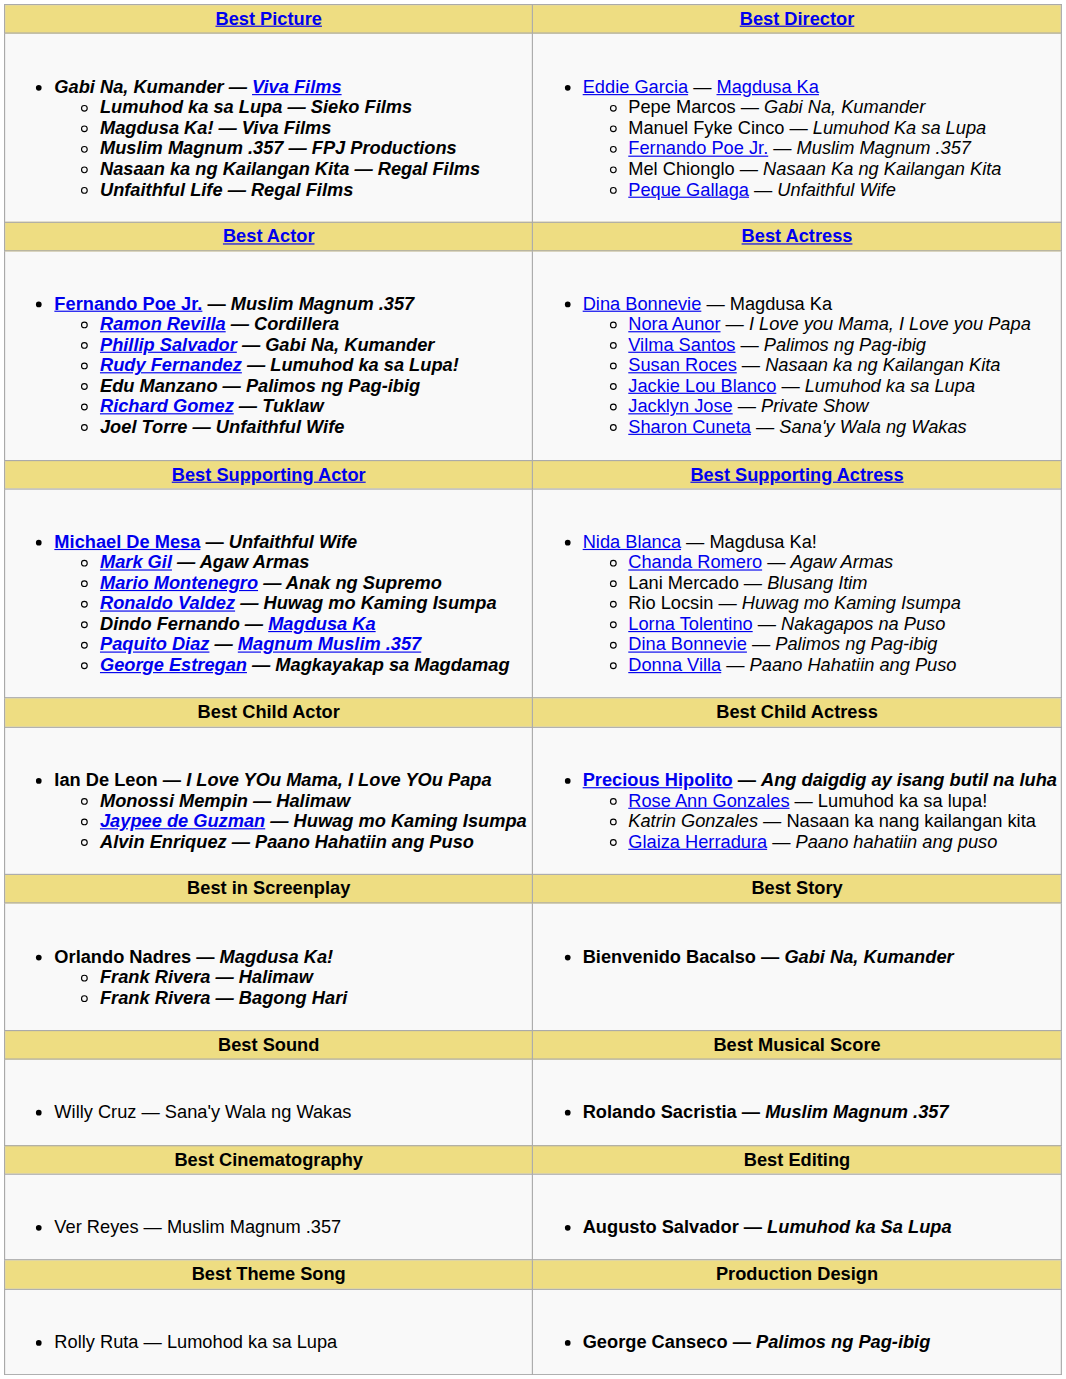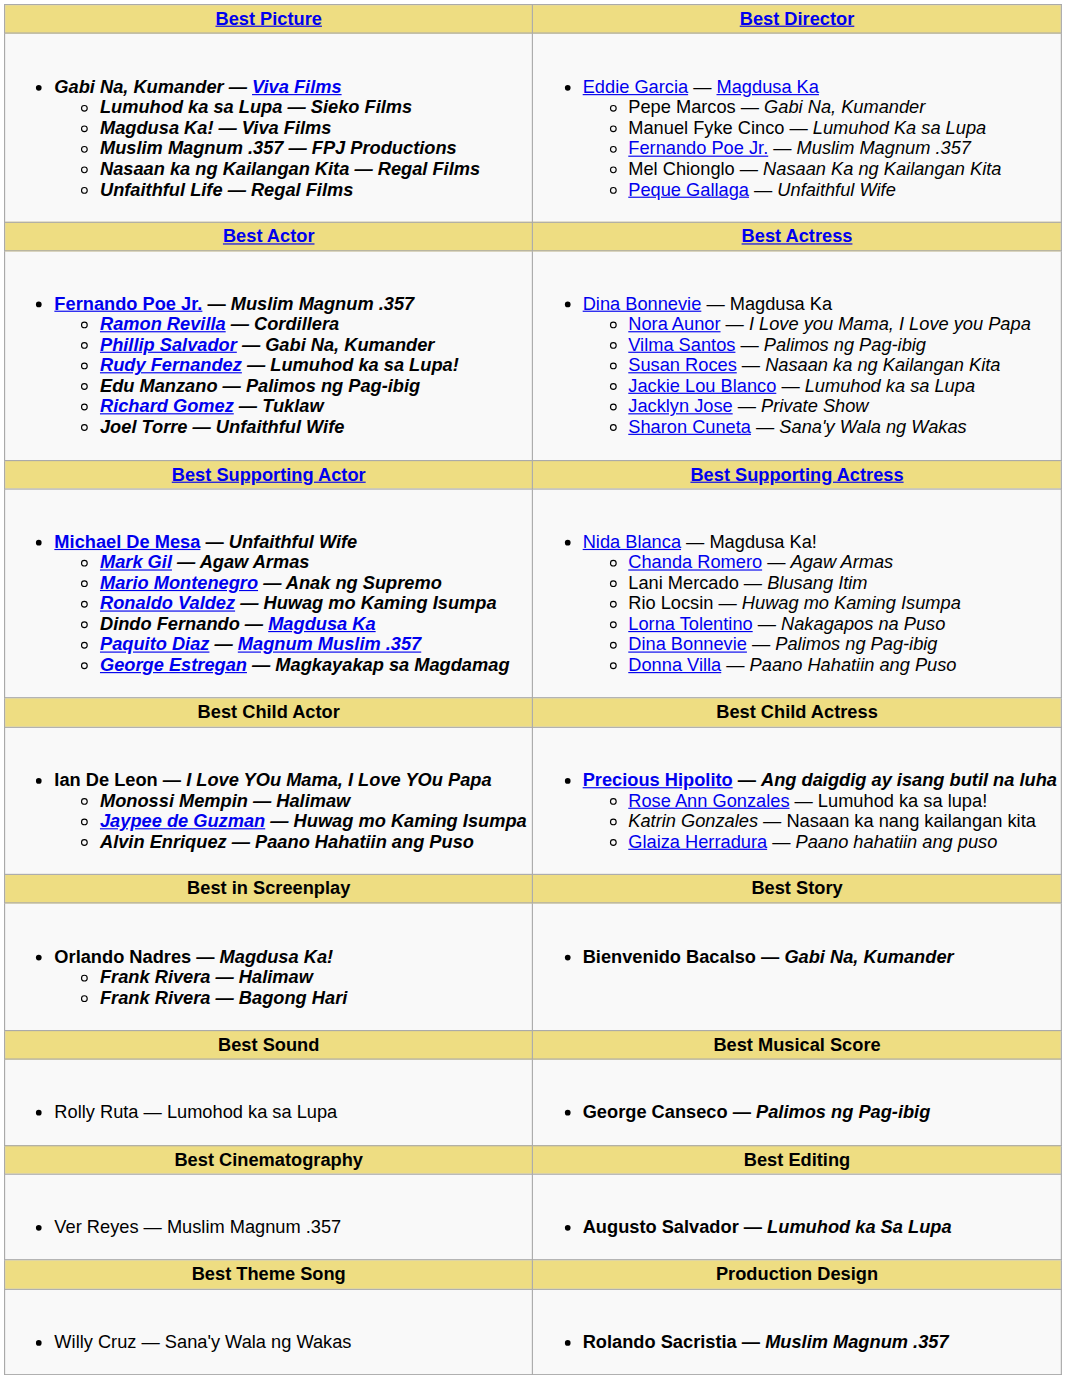rows swapped: (269, 1342) <-> (269, 1112)
